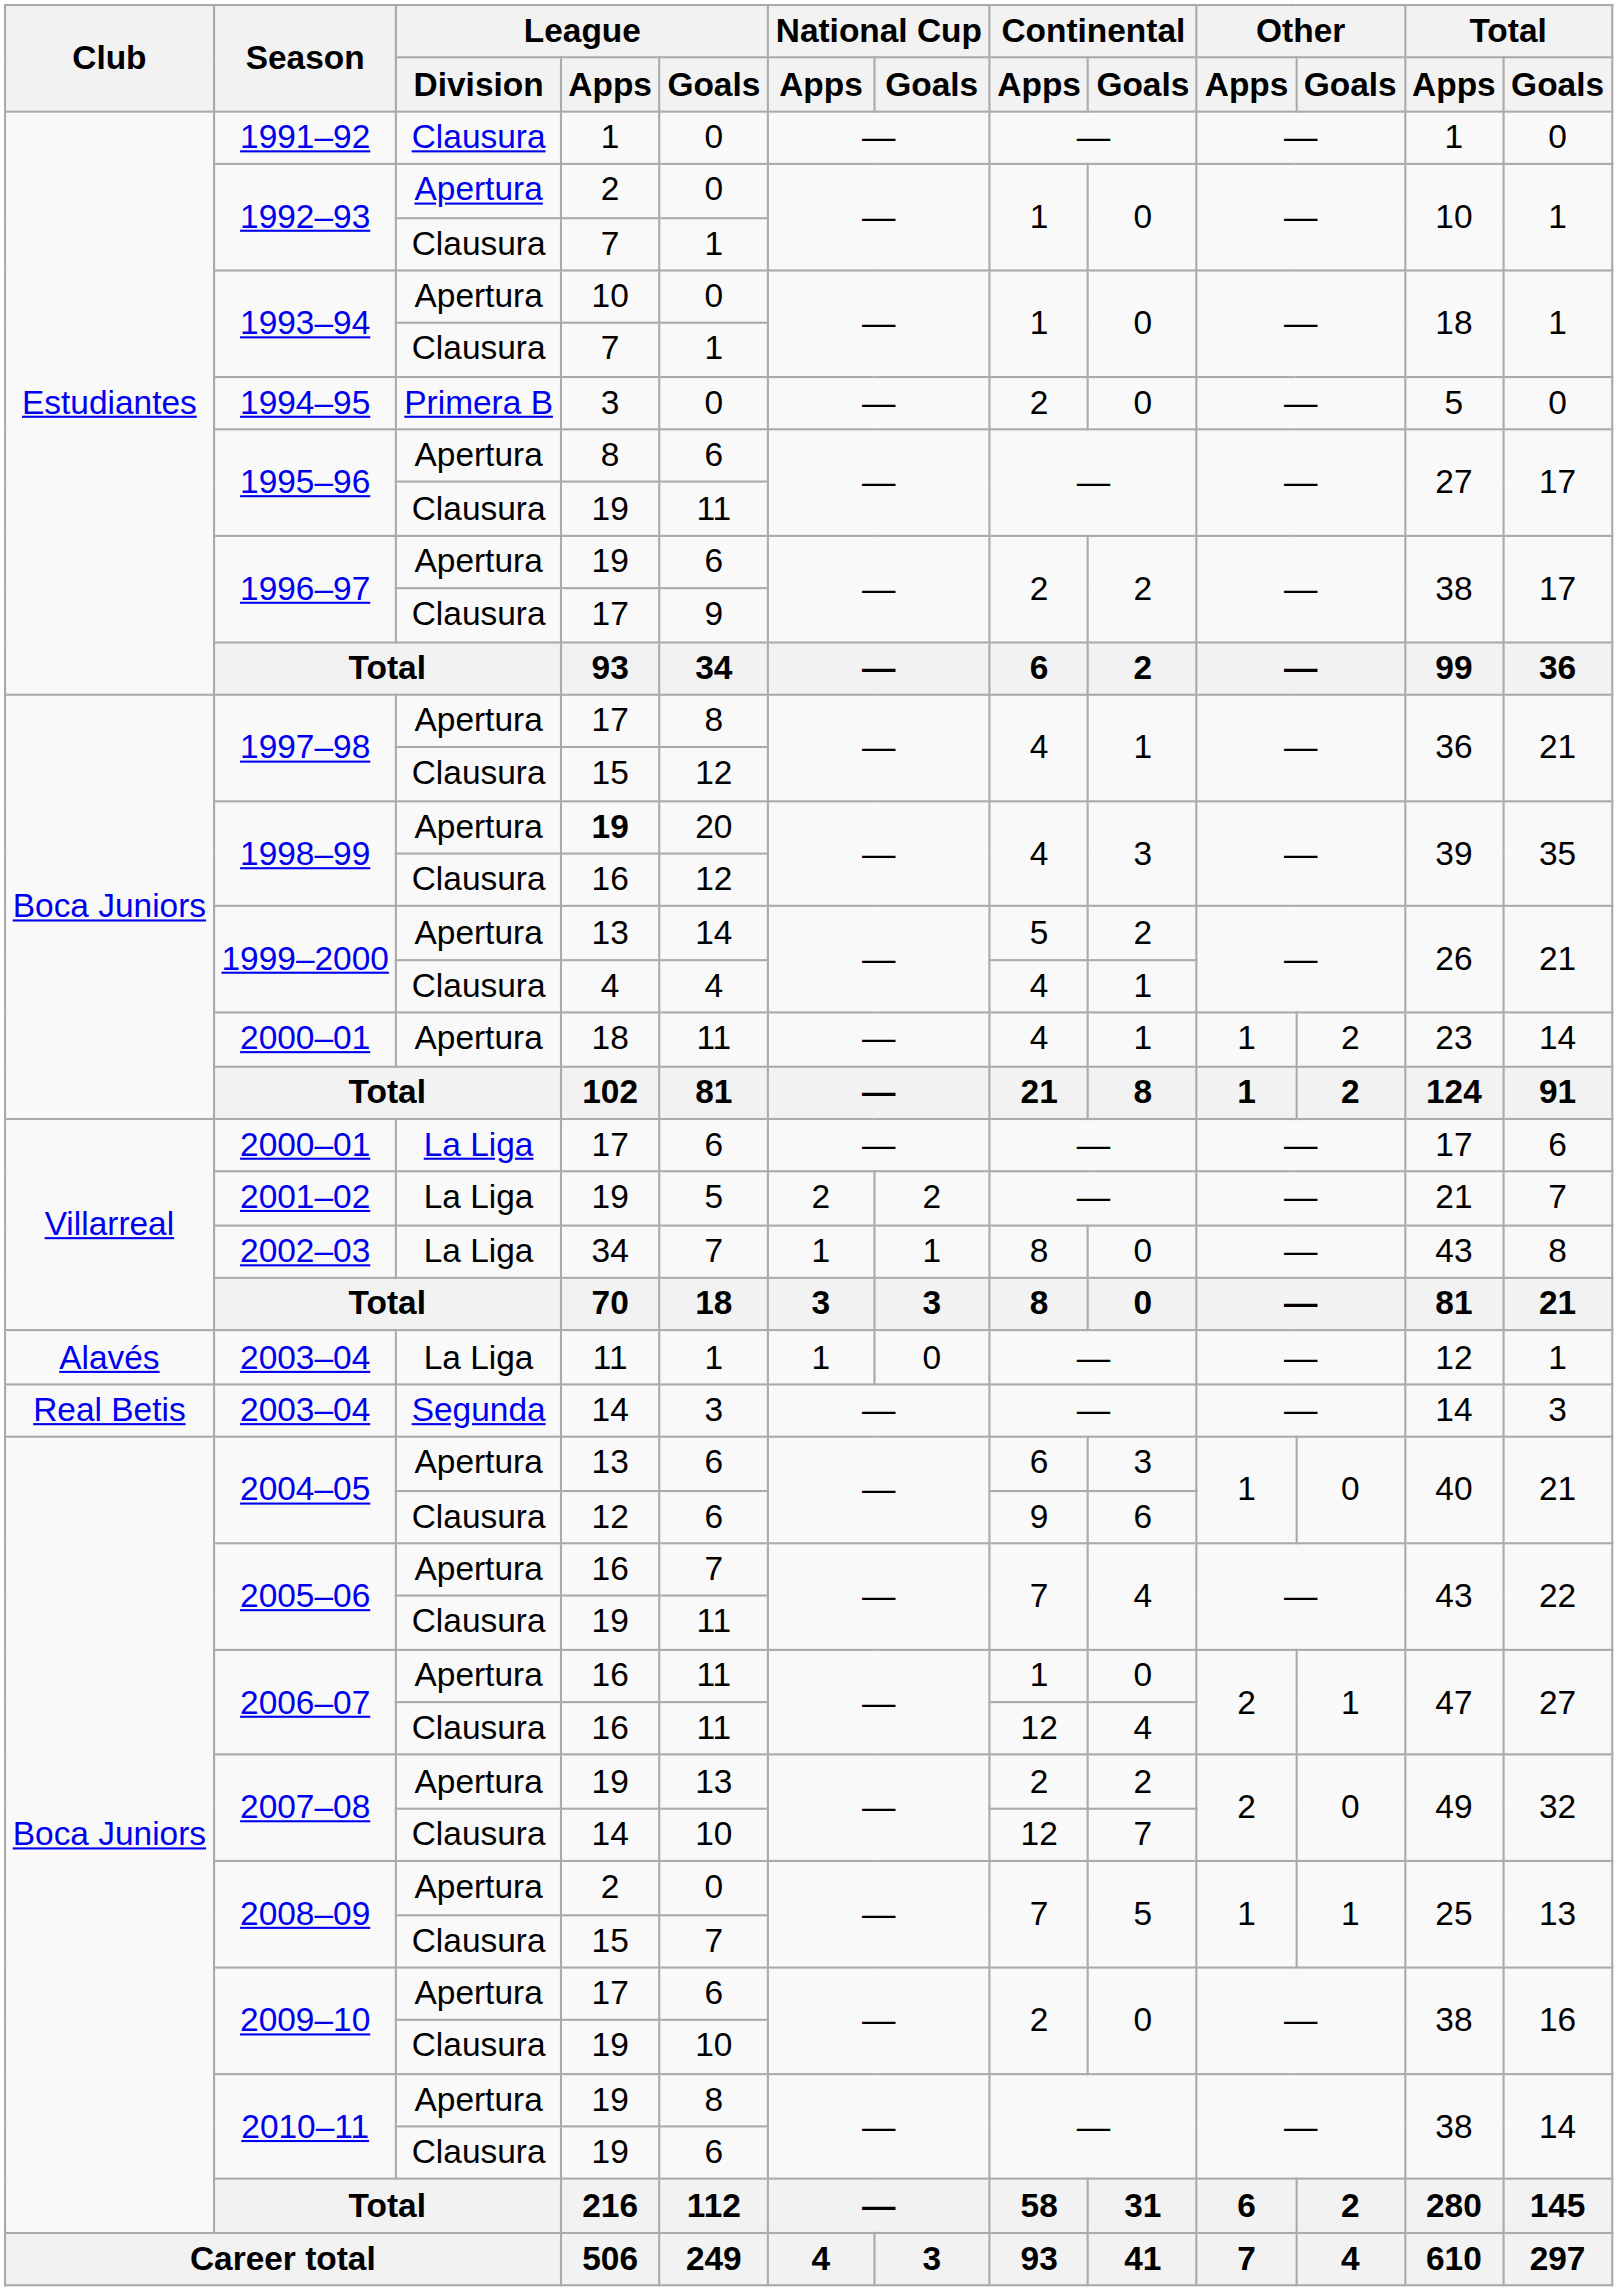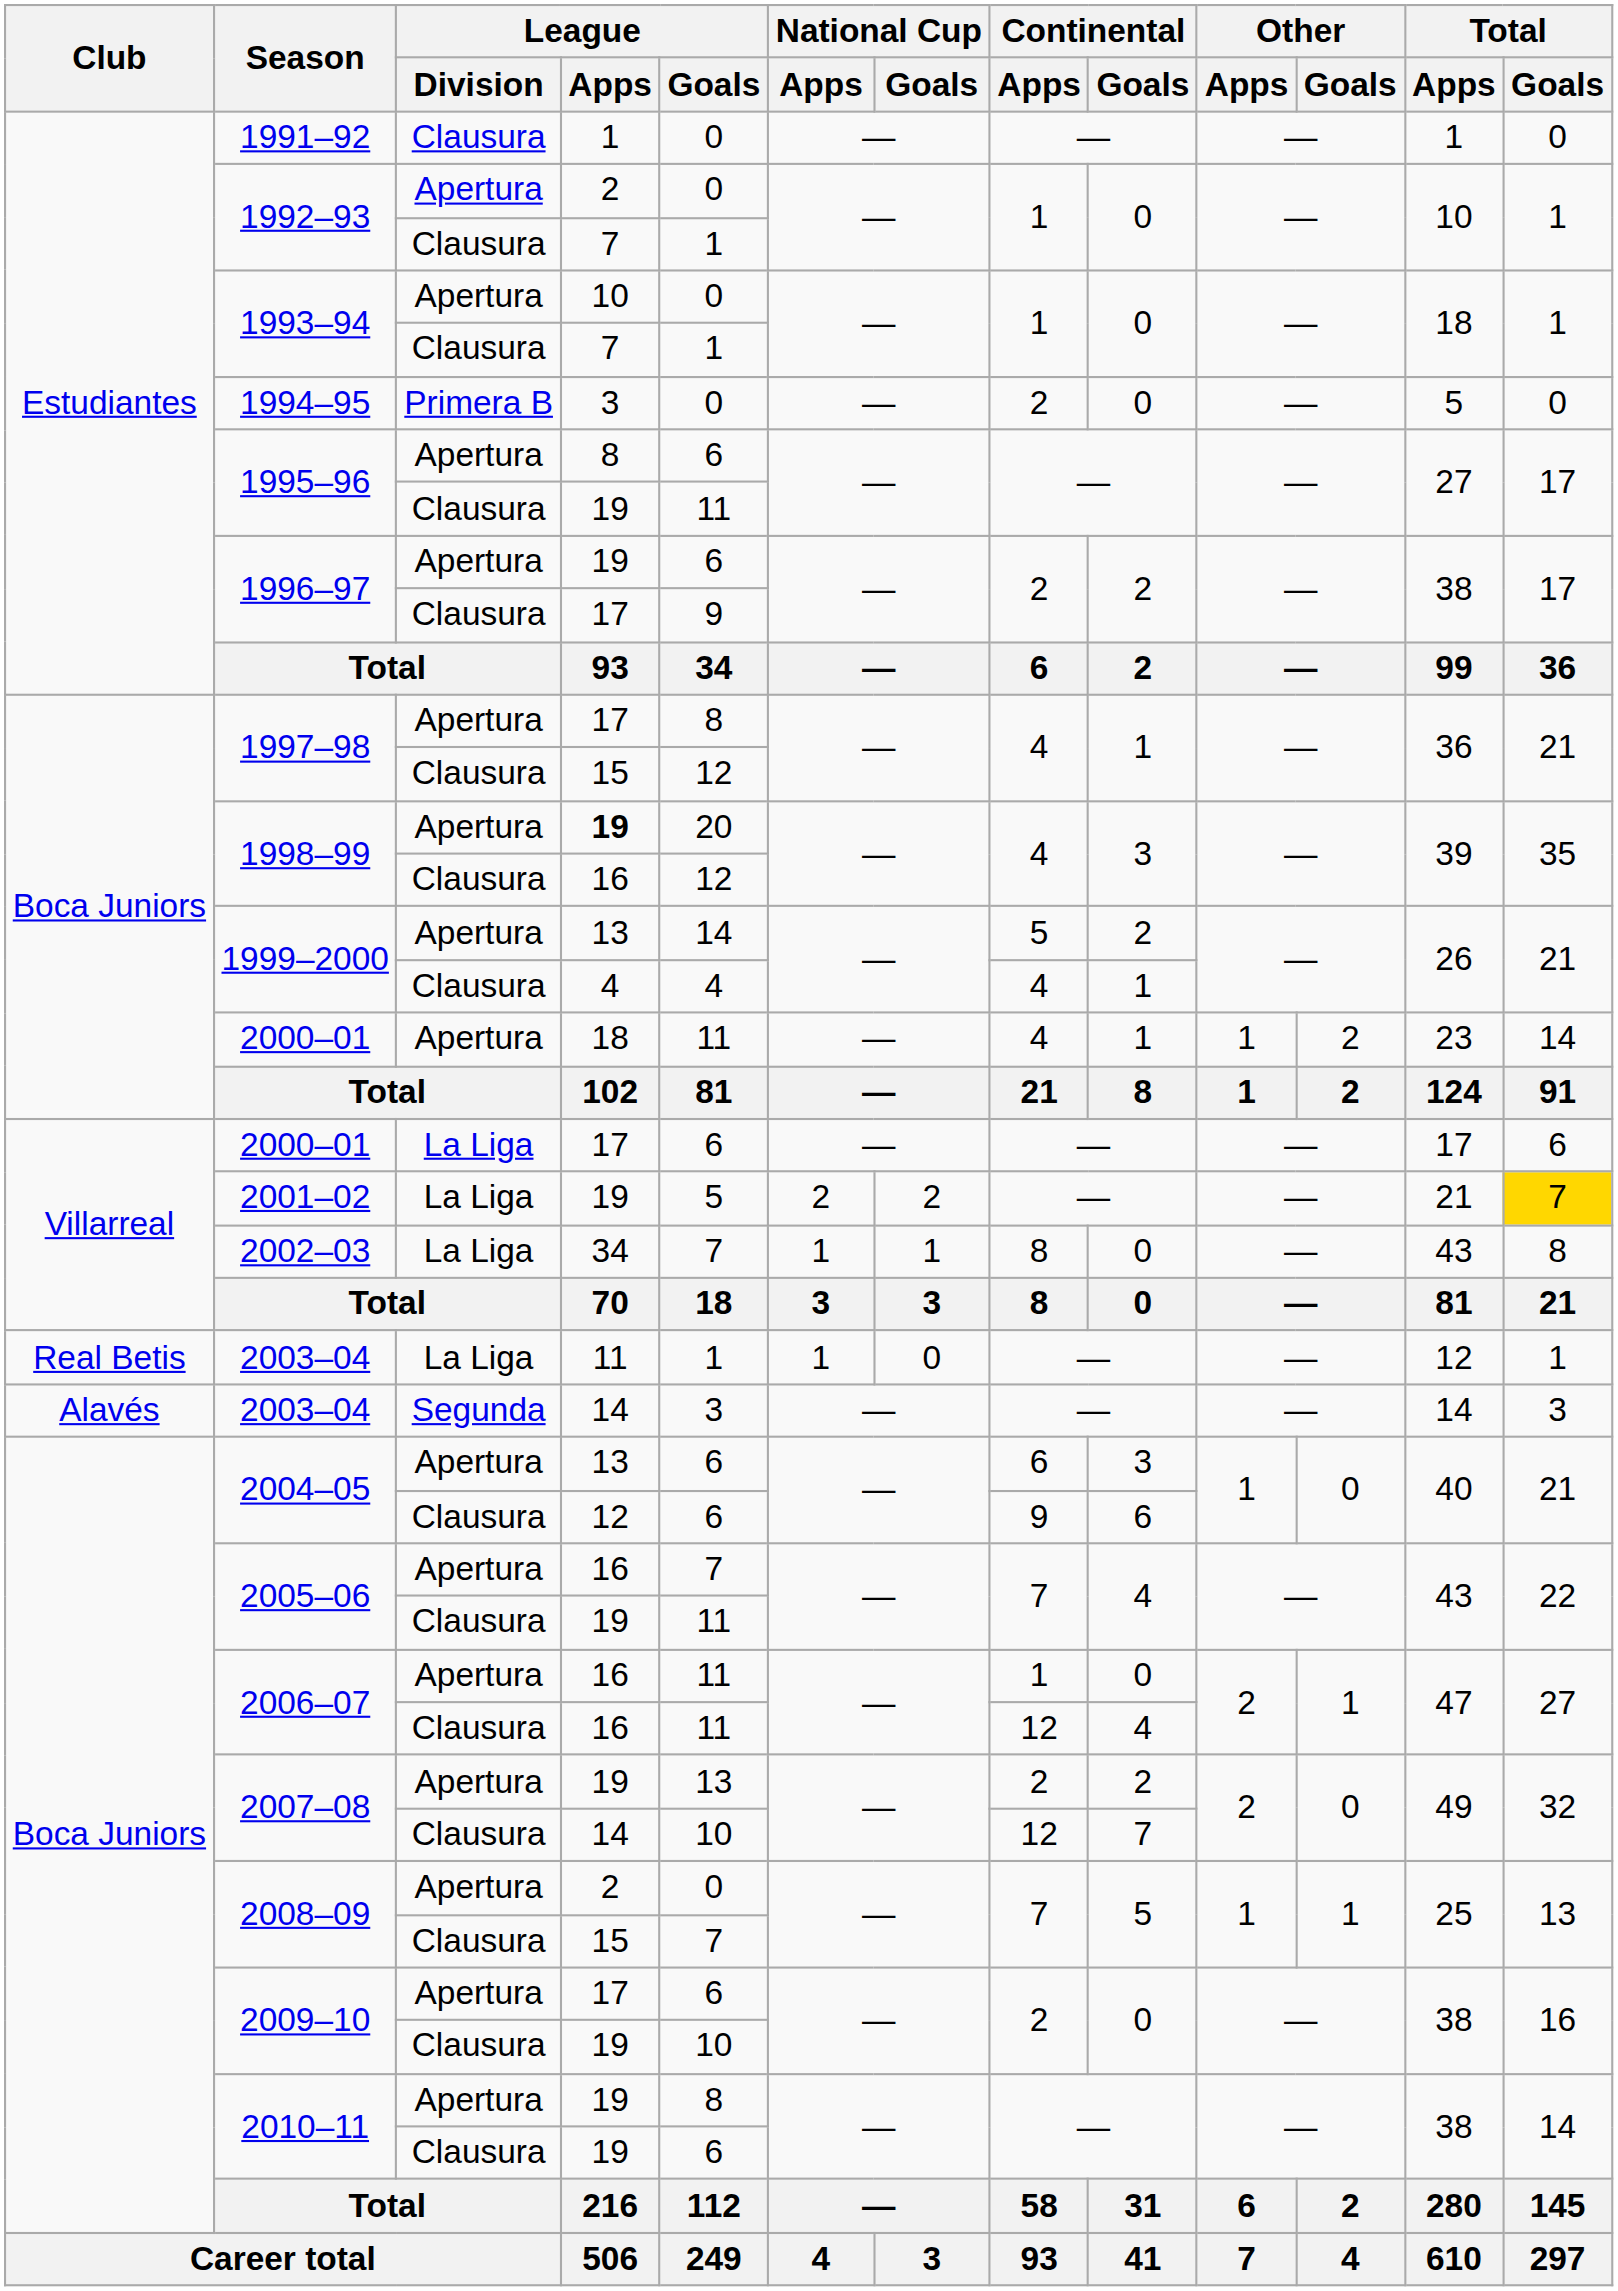(1558, 1197) no background -> (1558, 1197) gold background
(109, 1356) Alavés -> (109, 1356) Real Betis
(109, 1409) Real Betis -> (109, 1409) Alavés
